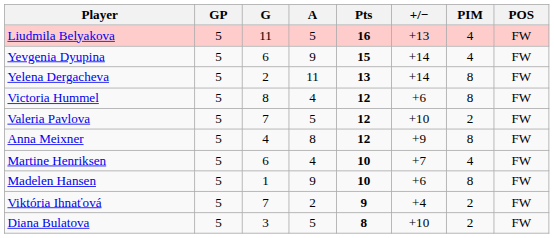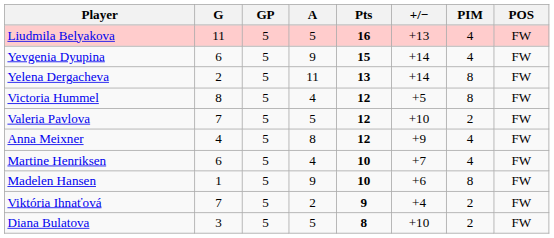columns swapped: (218, 14) <-> (266, 14)
(419, 98) +6 -> (419, 98) +5
(470, 139) 8 -> (470, 139) 4
